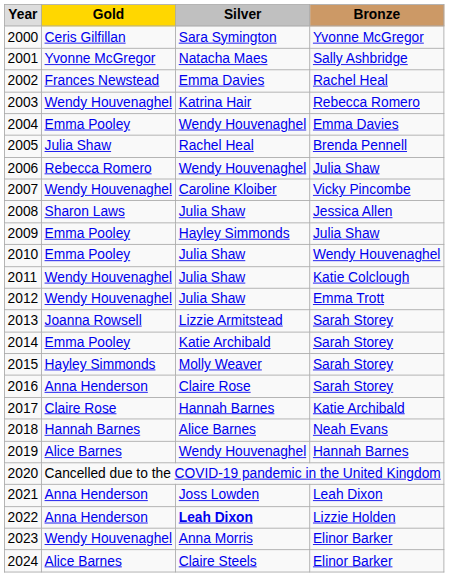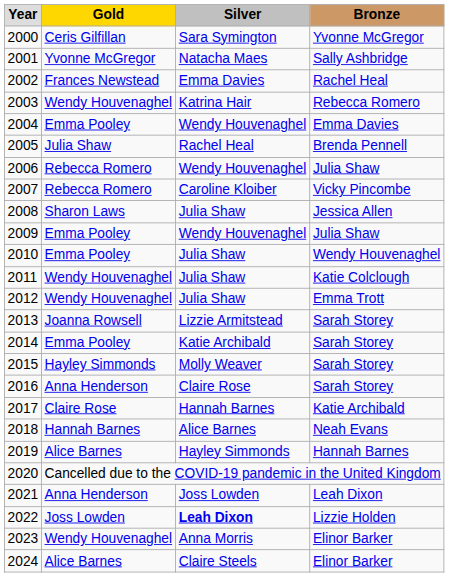(108, 189) Wendy Houvenaghel -> (98, 189) Rebecca Romero
(234, 233) Hayley Simmonds -> (242, 233) Wendy Houvenaghel
(242, 451) Wendy Houvenaghel -> (234, 451) Hayley Simmonds
(96, 517) Anna Henderson -> (85, 517) Joss Lowden
